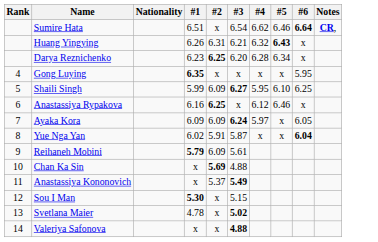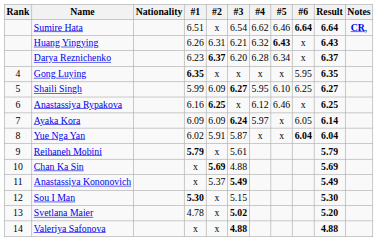+ column: (330, 12)
(217, 58) 6.25 -> (217, 58) 6.37
(217, 151) 6.09 -> (217, 151) x
